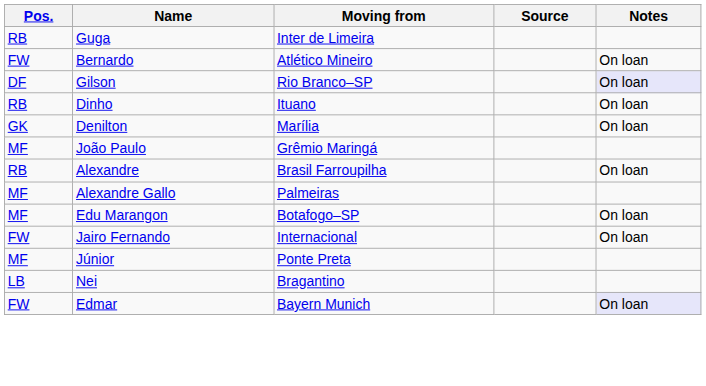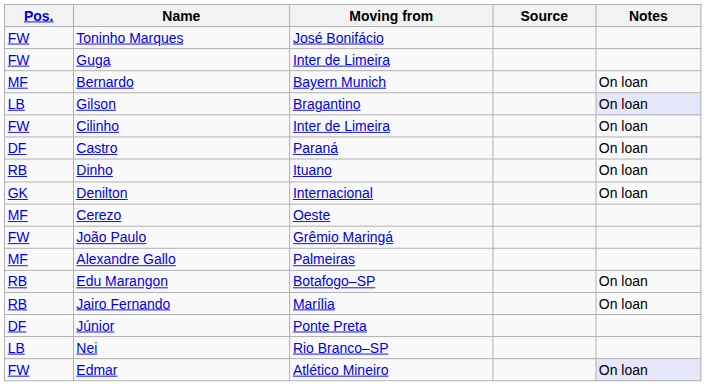+ row: (130, 38)
(17, 38) RB -> (19, 60) FW
(19, 60) FW -> (18, 82) MF
(325, 60) Atlético Mineiro -> (340, 82) Bayern Munich
(17, 82) DF -> (16, 104) LB
(325, 82) Rio Branco–SP -> (327, 104) Bragantino
+ row: (98, 126)
+ row: (97, 149)
(298, 126) Marília -> (333, 193) Internacional
+ row: (99, 215)
(18, 149) MF -> (19, 237) FW
- row: (107, 171)
(18, 215) MF -> (17, 281) RB
(19, 237) FW -> (17, 304) RB
(317, 237) Internacional -> (314, 304) Marília
(18, 259) MF -> (17, 326) DF
(311, 281) Bragantino -> (341, 348) Rio Branco–SP
(324, 304) Bayern Munich -> (341, 370) Atlético Mineiro
